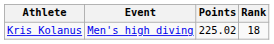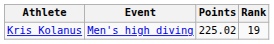(254, 30) 18 -> (254, 30) 19
